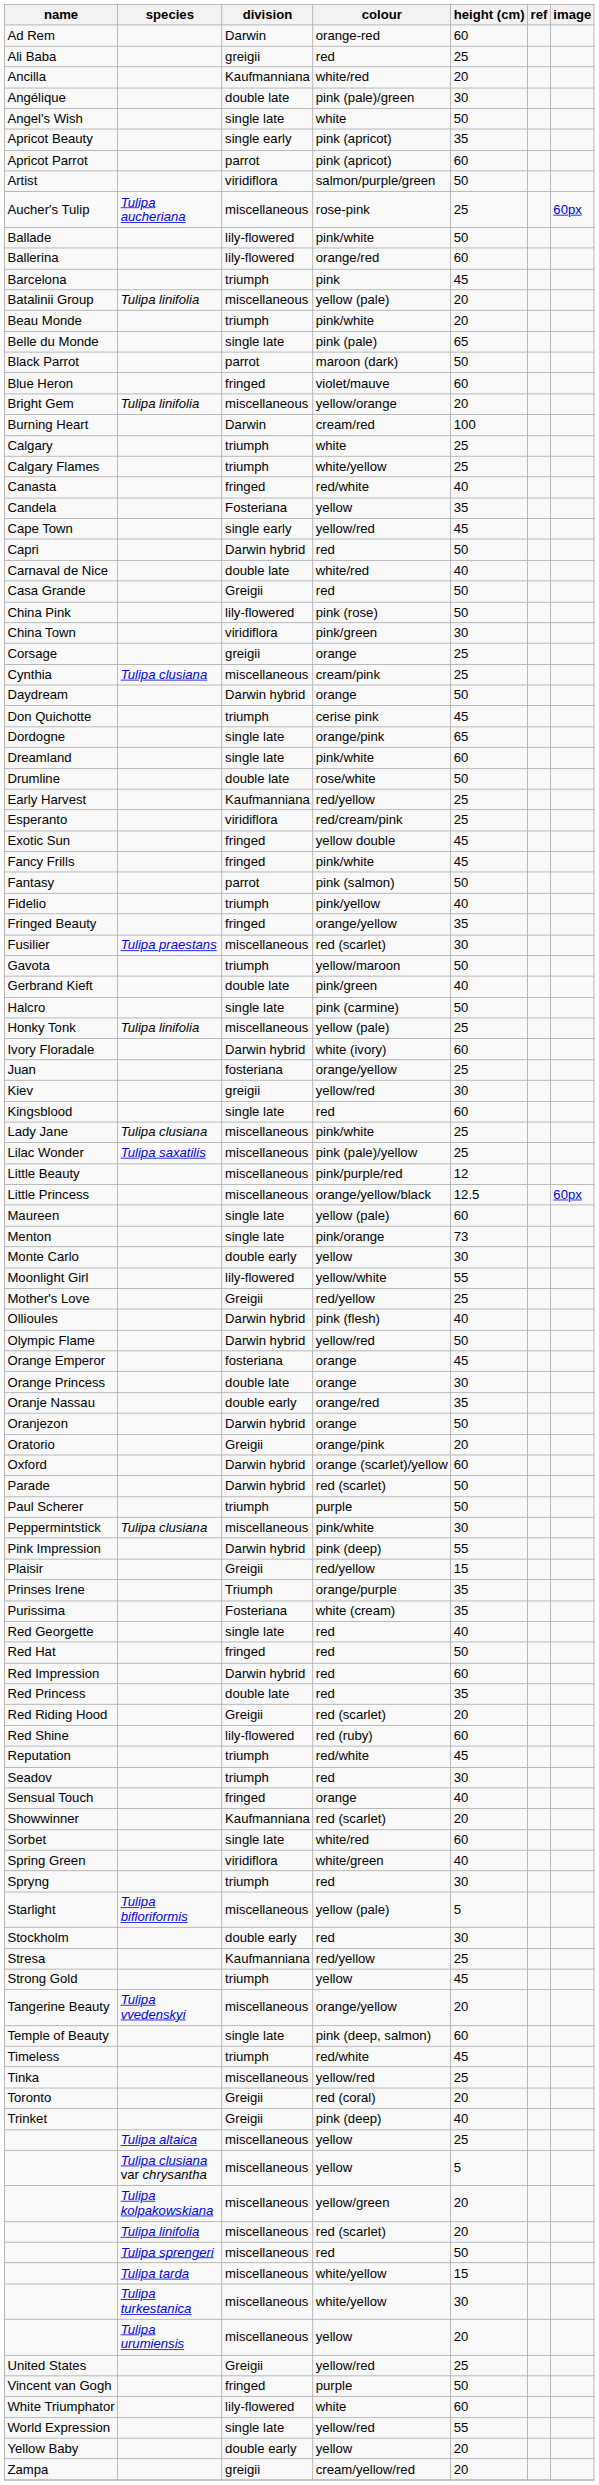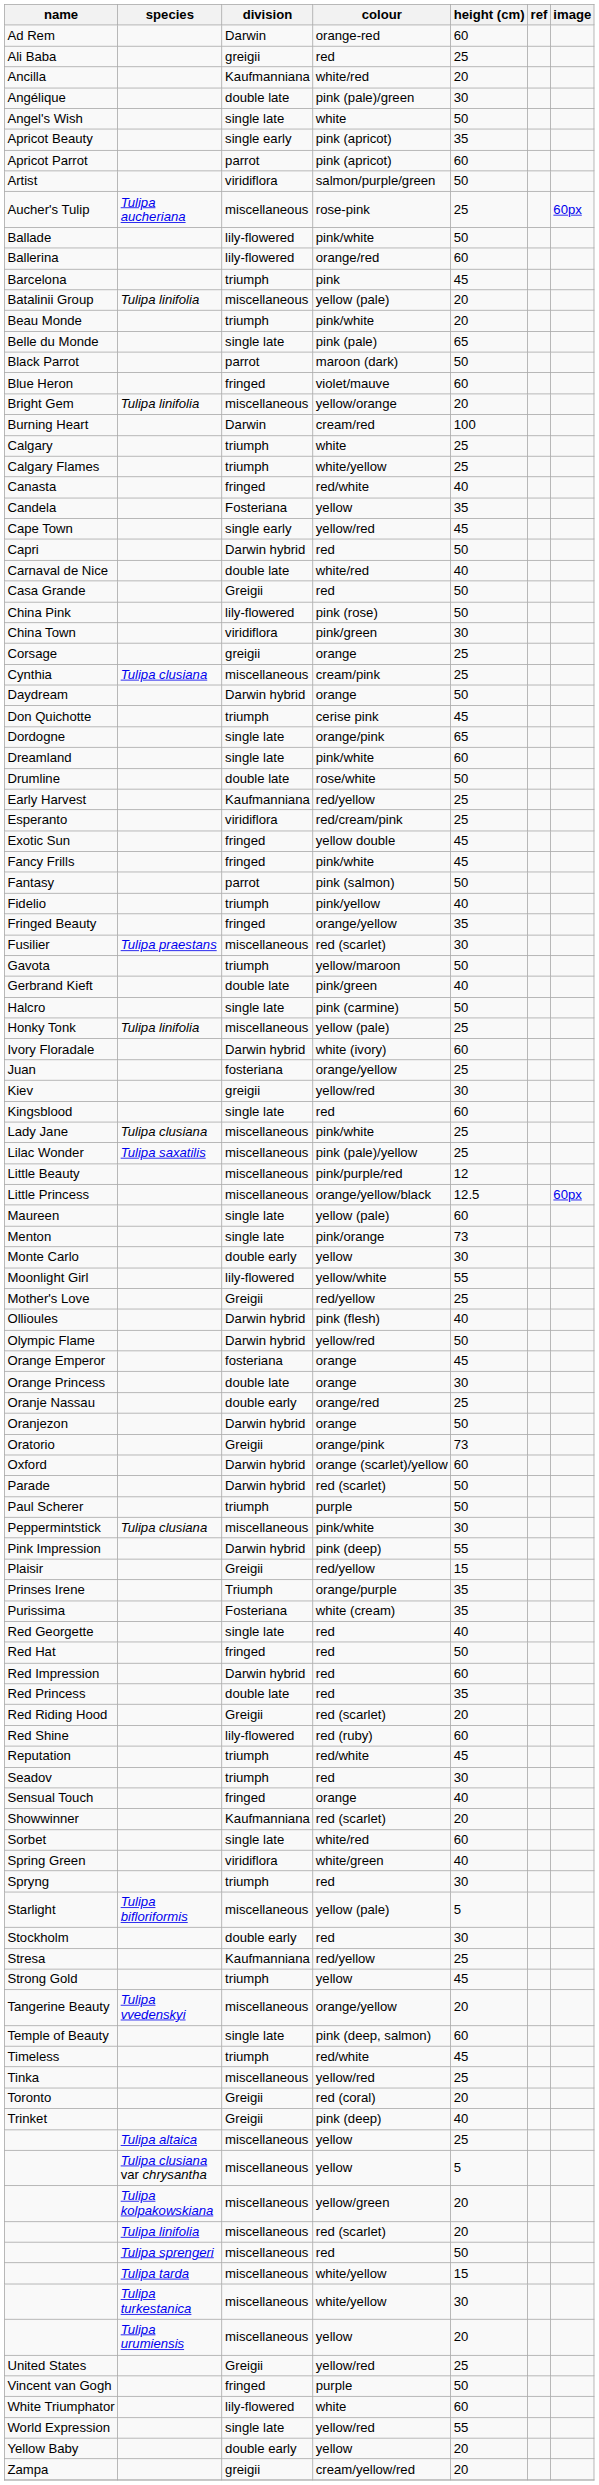(461, 1402) 35 -> (461, 1402) 25
(461, 1444) 20 -> (461, 1444) 73
